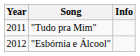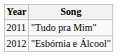- column: (124, 12)
